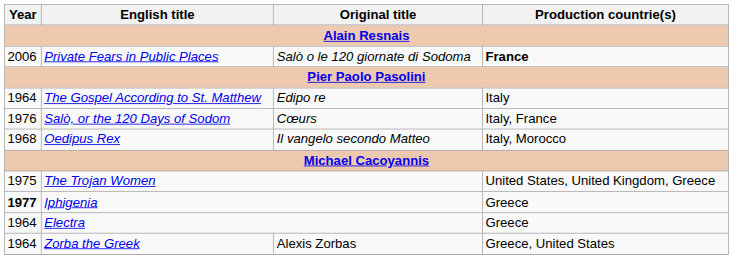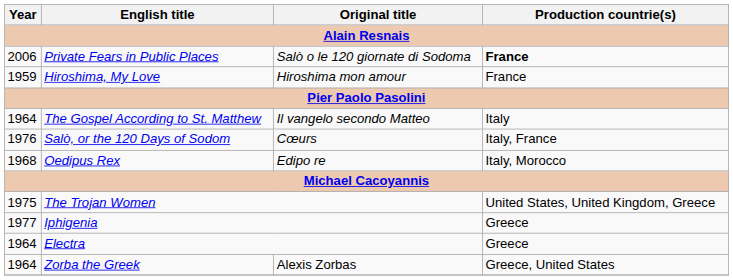+ row: (102, 77)
(301, 98) Edipo re -> (353, 118) Il vangelo secondo Matteo
(353, 139) Il vangelo secondo Matteo -> (301, 160) Edipo re
(22, 202) bold -> (22, 222) normal
